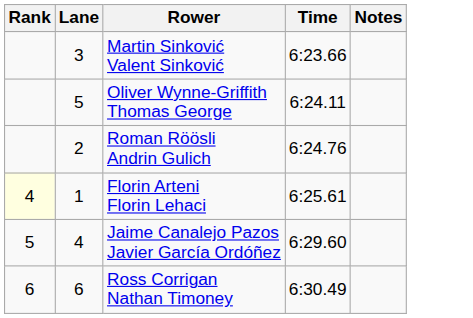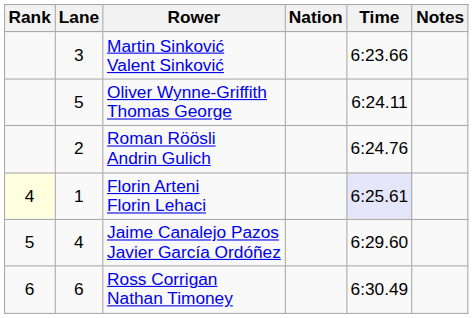+ column: (316, 18)
(318, 195) no background -> (379, 195) lavender background
